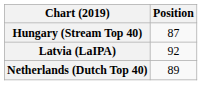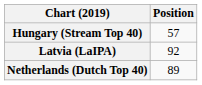(173, 32) 87 -> (173, 32) 57
